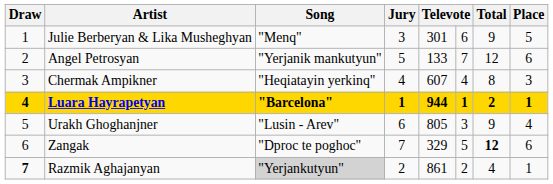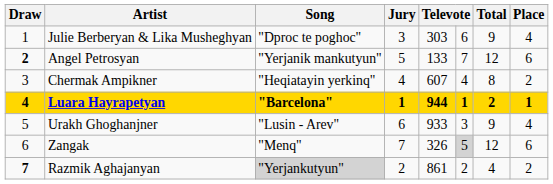(280, 37) "Menq" -> (310, 37) "Dproc te poghoc"
(437, 37) 301 -> (437, 37) 303
(529, 37) 5 -> (529, 37) 4
(25, 59) normal -> (25, 59) bold
(529, 80) 3 -> (529, 80) 2
(437, 124) 805 -> (437, 124) 933
(310, 146) "Dproc te poghoc" -> (280, 146) "Menq"
(437, 146) 329 -> (437, 146) 326
(464, 146) no background -> (464, 146) lightgrey background
(492, 146) bold -> (492, 146) normal
(529, 168) 1 -> (529, 168) 2
